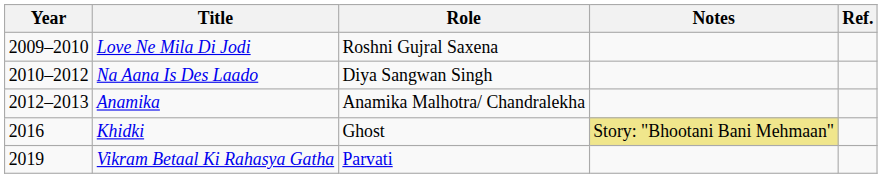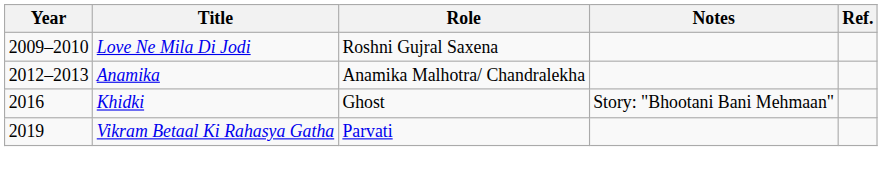- row: (178, 74)
(714, 131) khaki background -> (714, 103) no background
